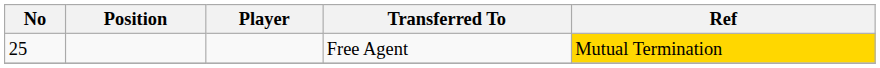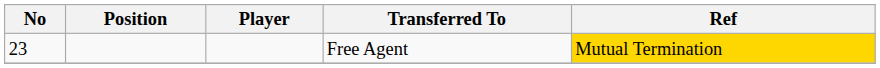(18, 48) 25 -> (18, 48) 23
